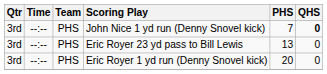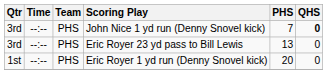(14, 61) 3rd -> (14, 61) 1st
